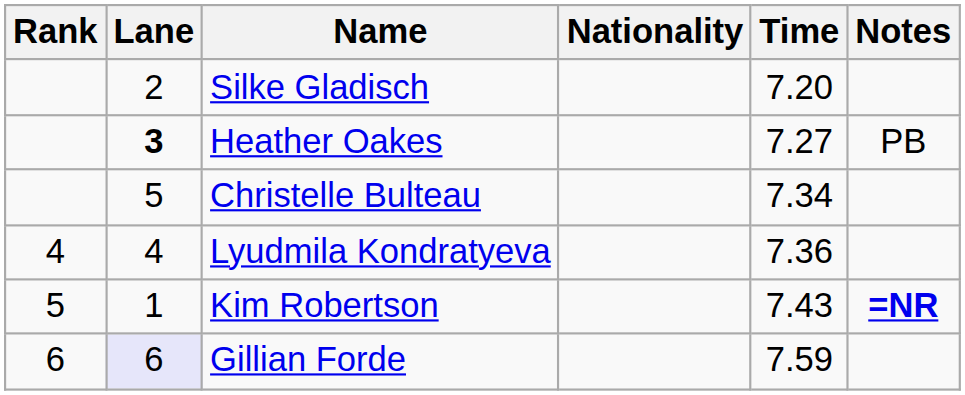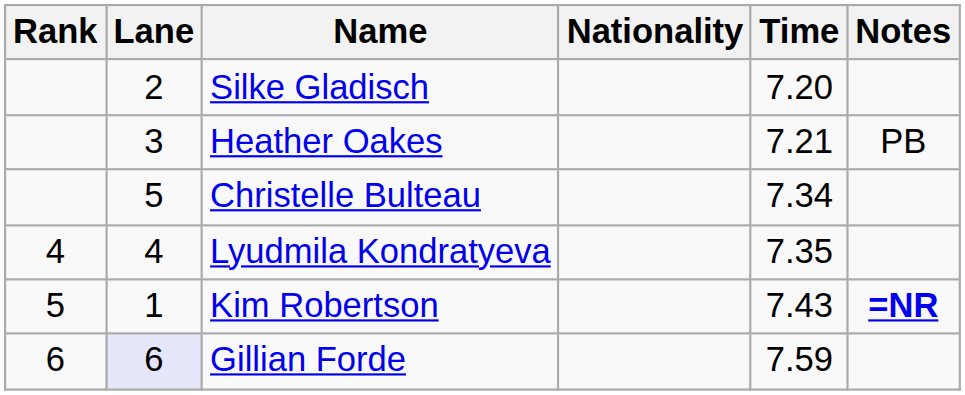(154, 141) bold -> (154, 141) normal
(799, 141) 7.27 -> (799, 141) 7.21
(799, 251) 7.36 -> (799, 251) 7.35
